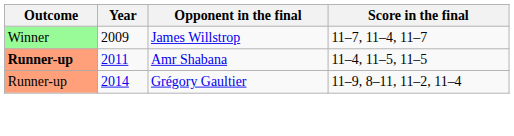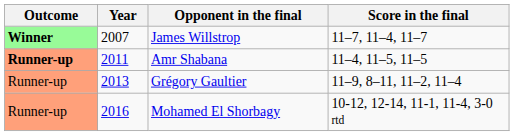(28, 37) normal -> (30, 37) bold
(115, 37) 2009 -> (115, 37) 2007
(115, 81) 2014 -> (115, 81) 2013
+ row: (216, 111)
